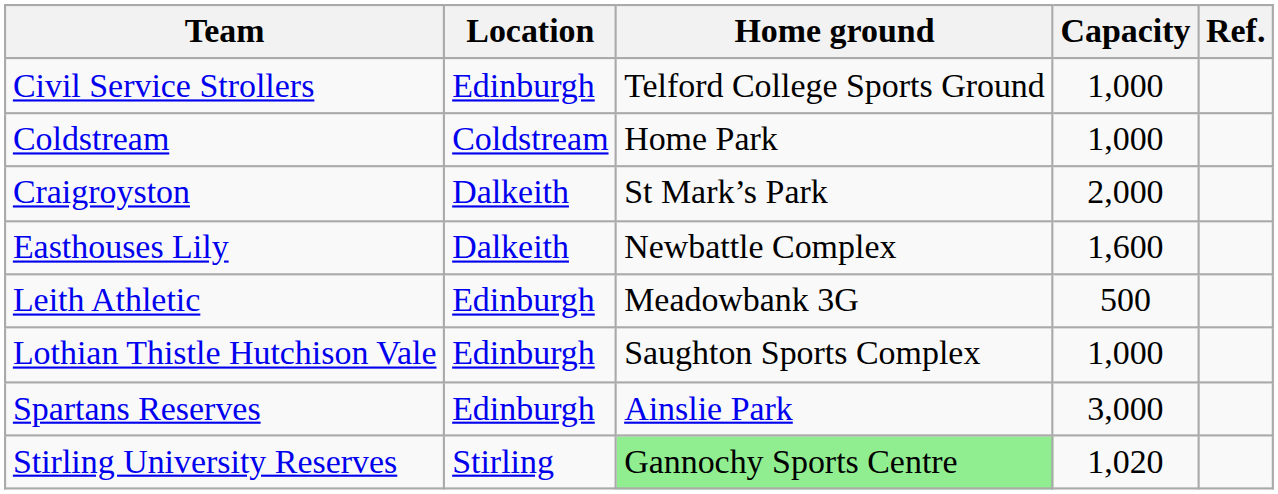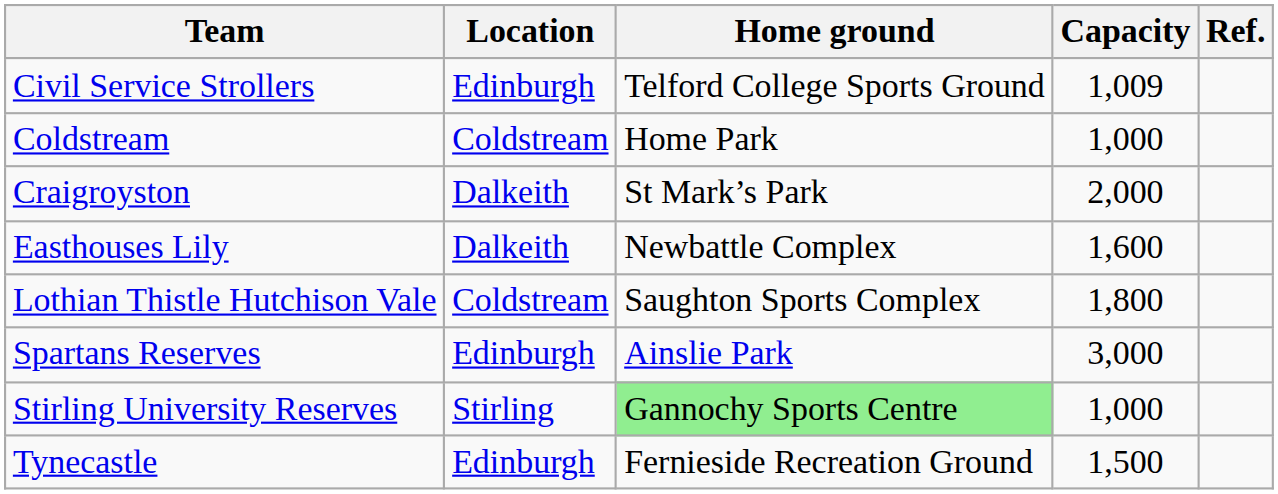(1125, 85) 1,000 -> (1125, 85) 1,009
- row: (107, 300)
(523, 354) Edinburgh -> (530, 300) Coldstream
(1125, 354) 1,000 -> (1125, 300) 1,800
(1125, 461) 1,020 -> (1125, 407) 1,000
+ row: (85, 461)
